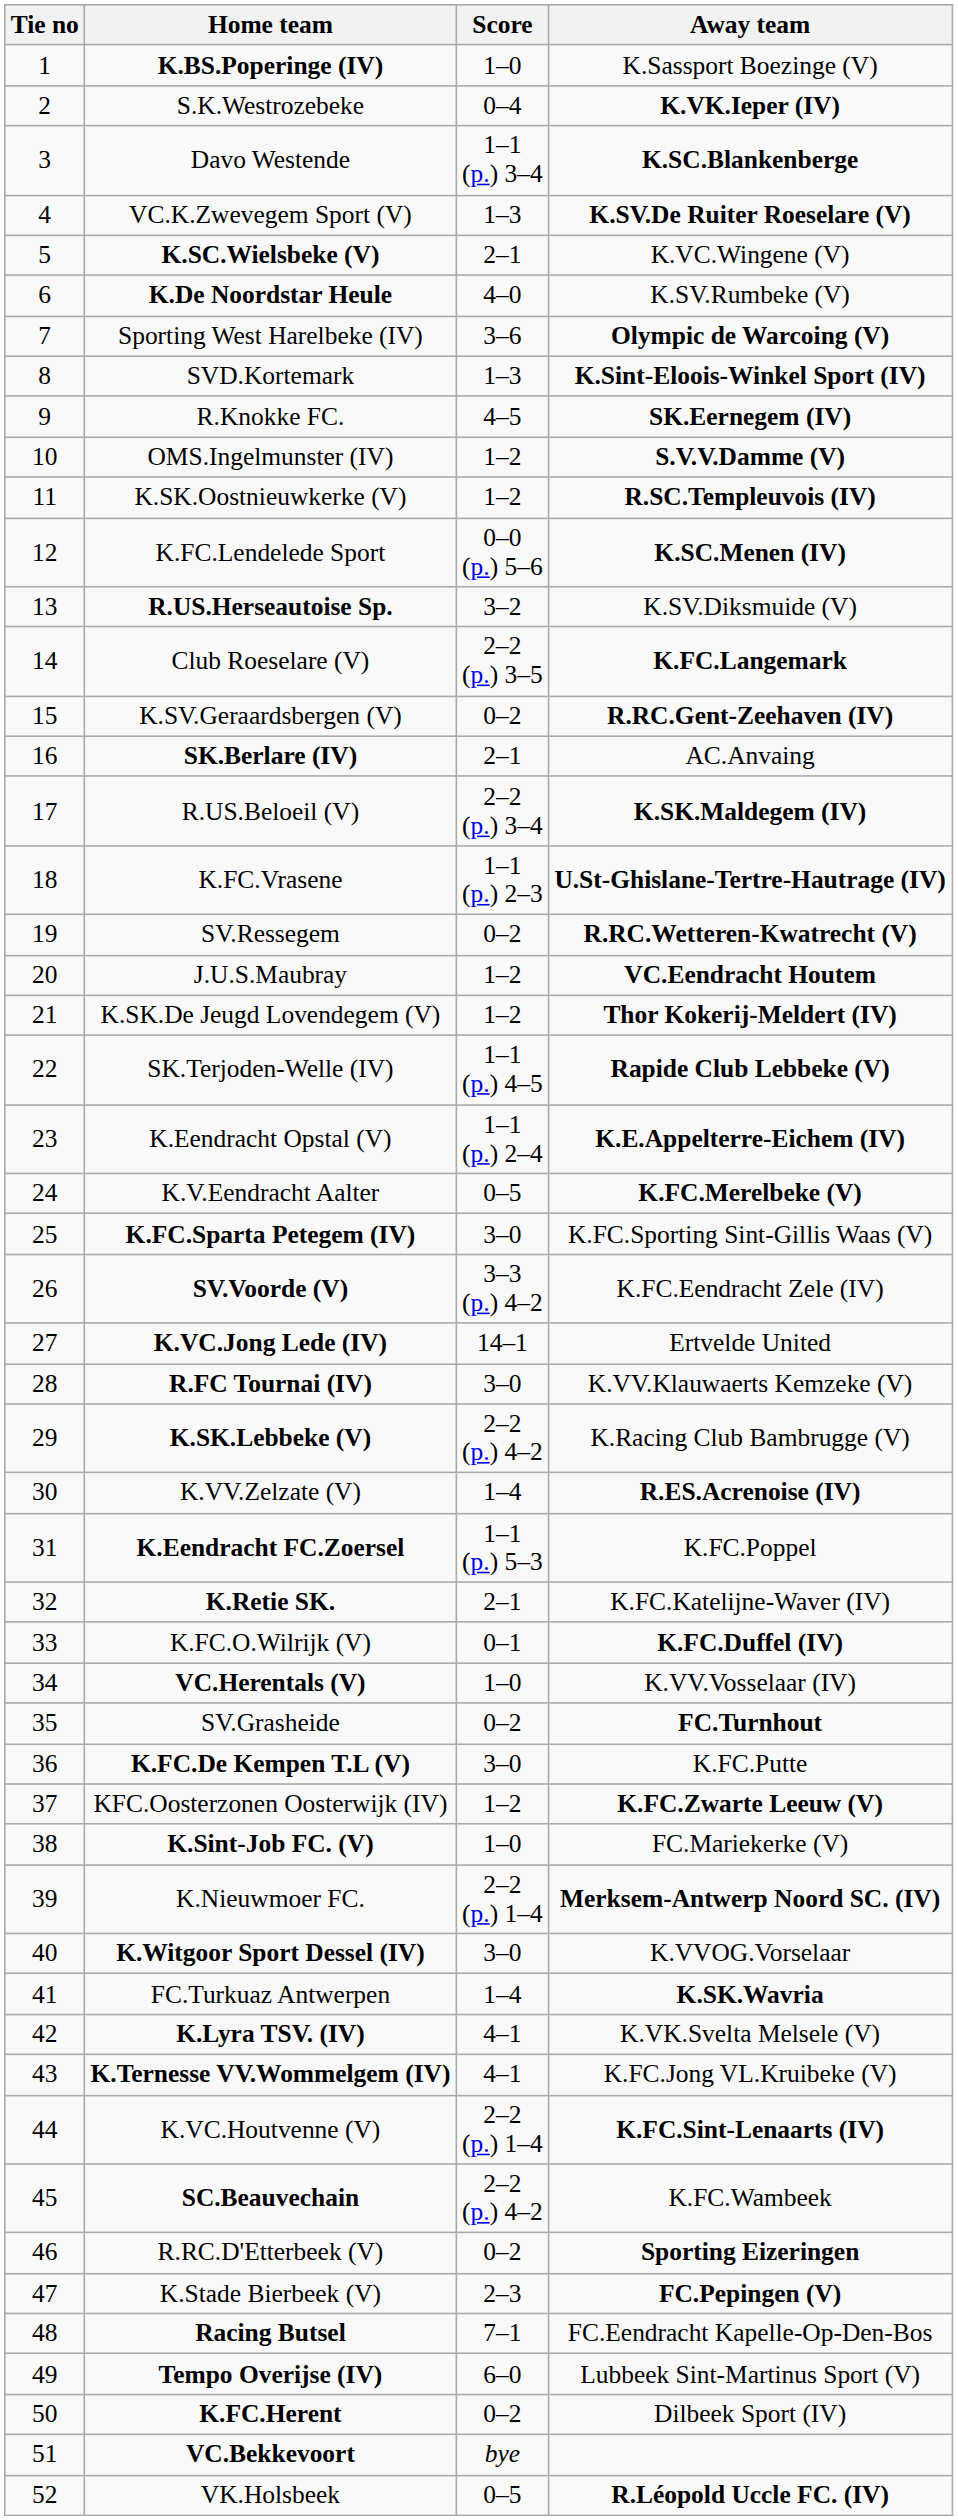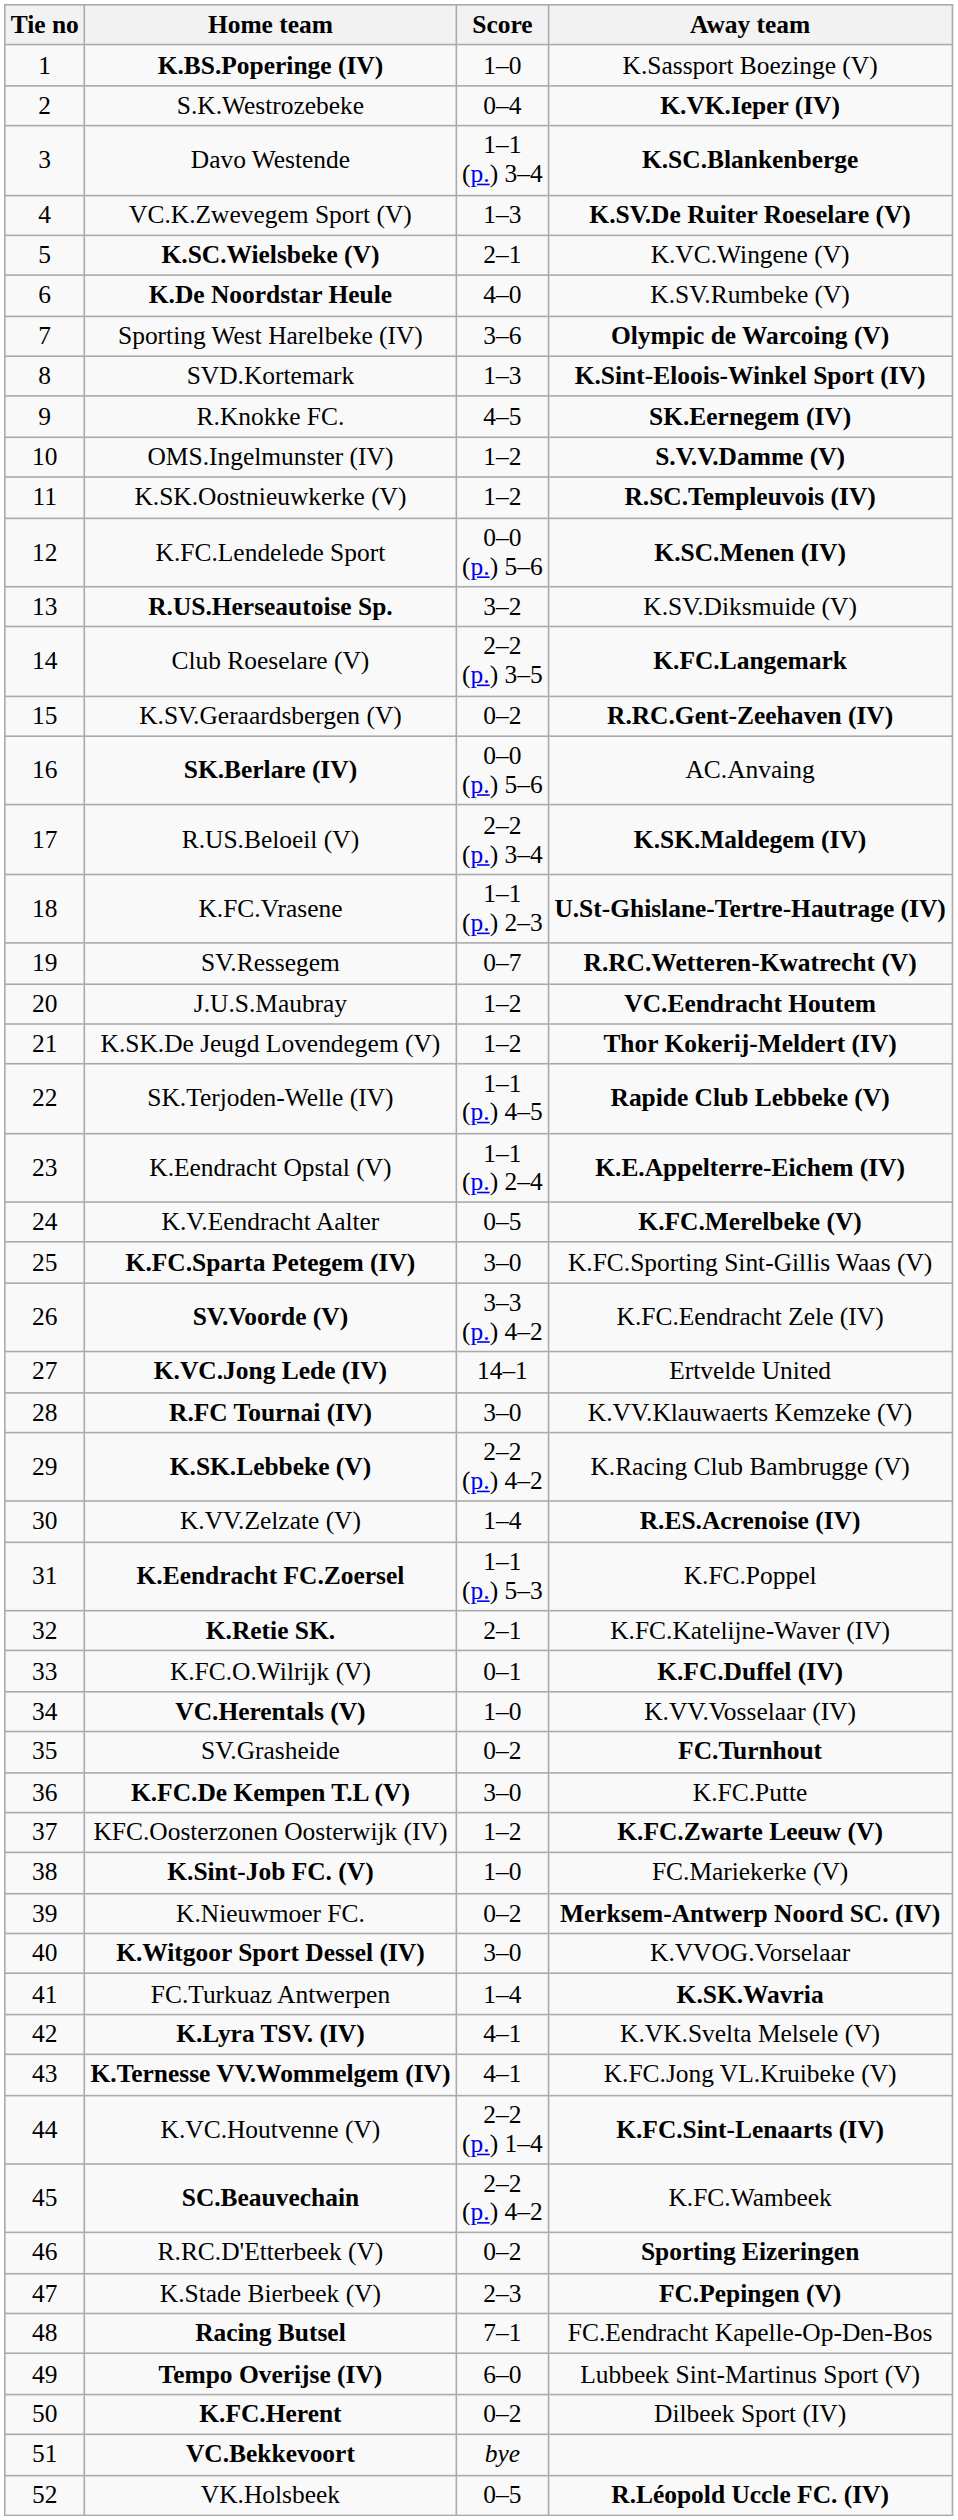(502, 756) 2–1 -> (502, 770) 0–0 (p.) 5–6
(502, 934) 0–2 -> (502, 962) 0–7
(502, 1898) 2–2 (p.) 1–4 -> (502, 1912) 0–2
